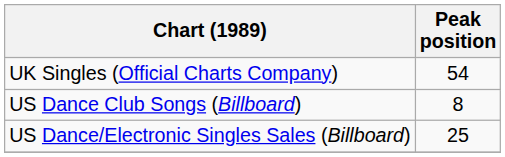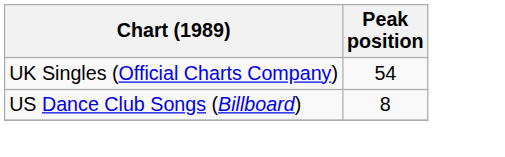- row: (210, 135)
